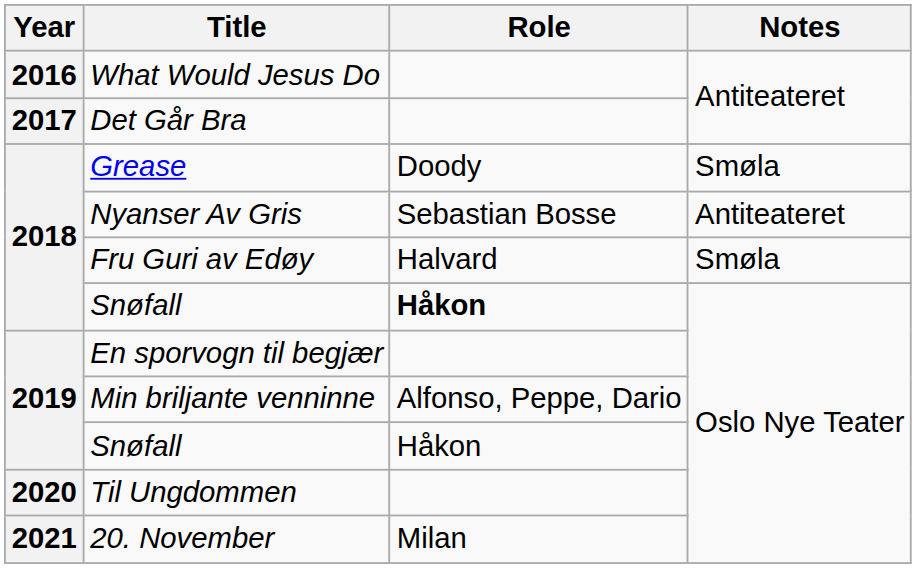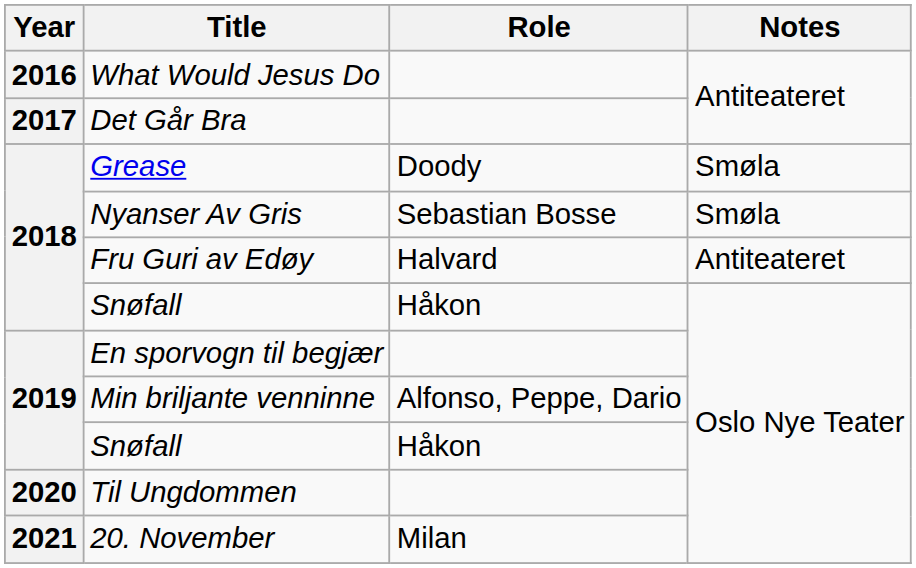(770, 213) Antiteateret -> (737, 213) Smøla
(737, 259) Smøla -> (770, 259) Antiteateret
(442, 306) bold -> (439, 306) normal
